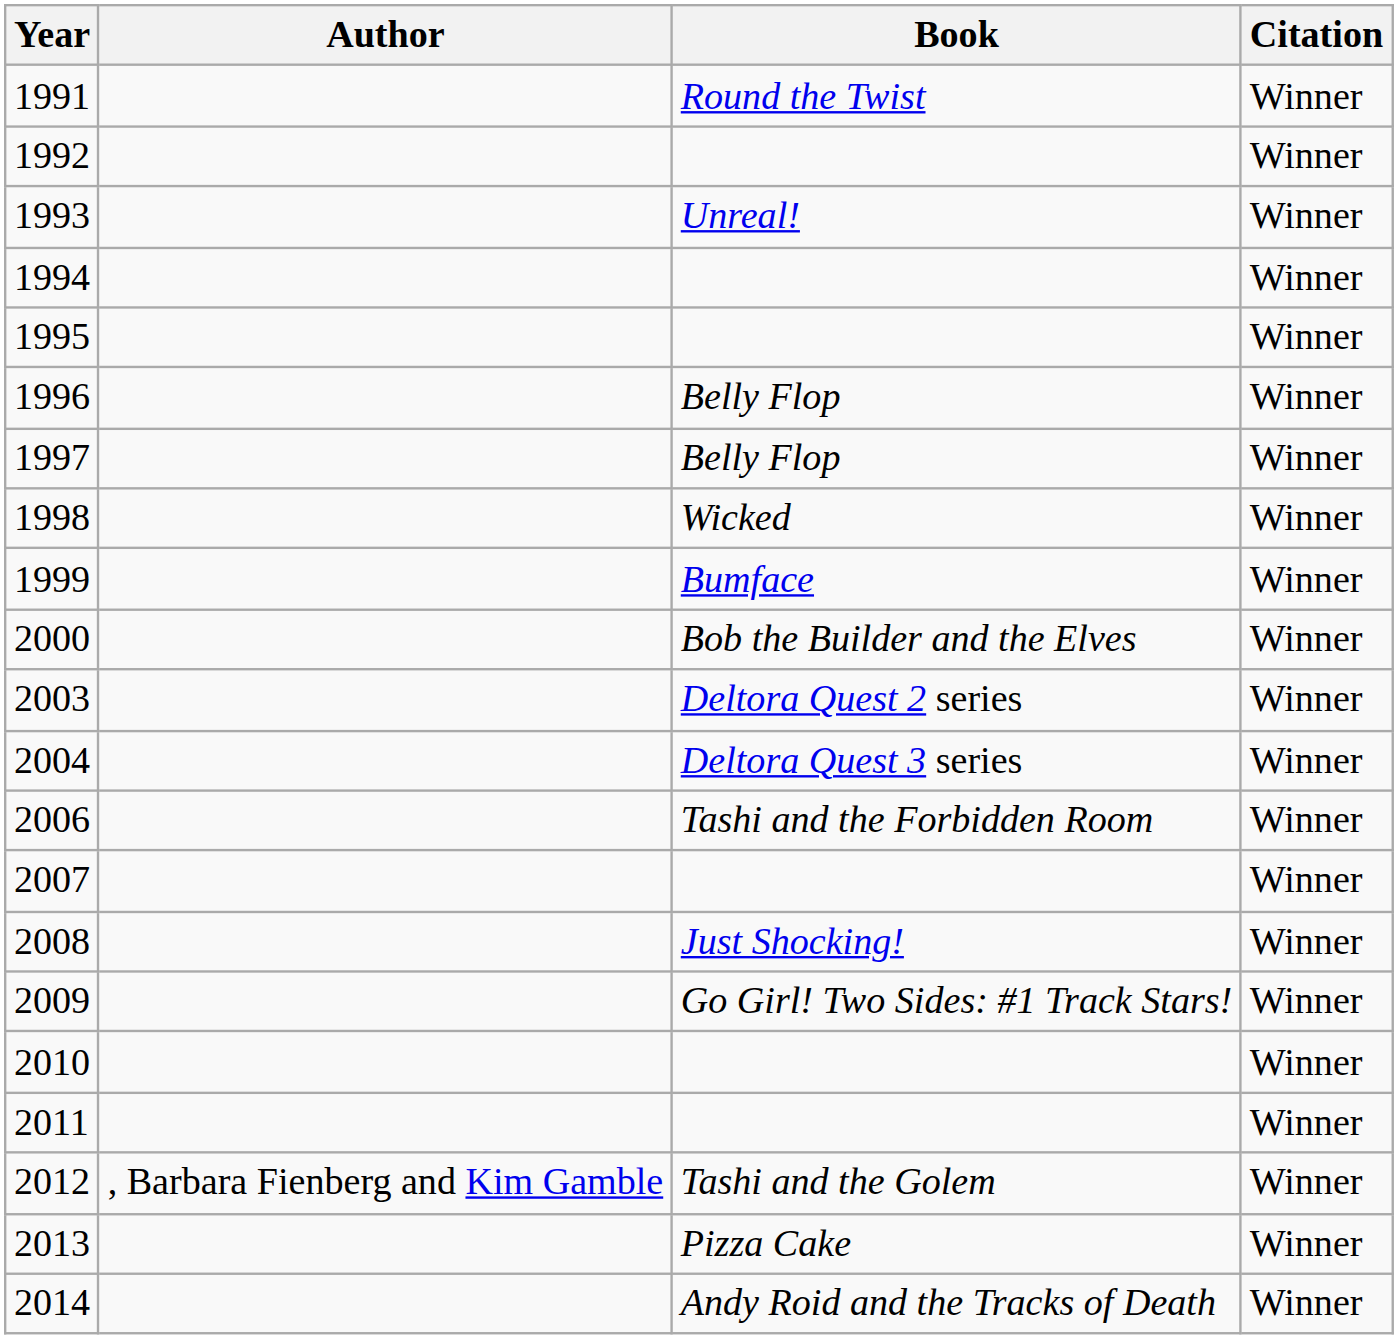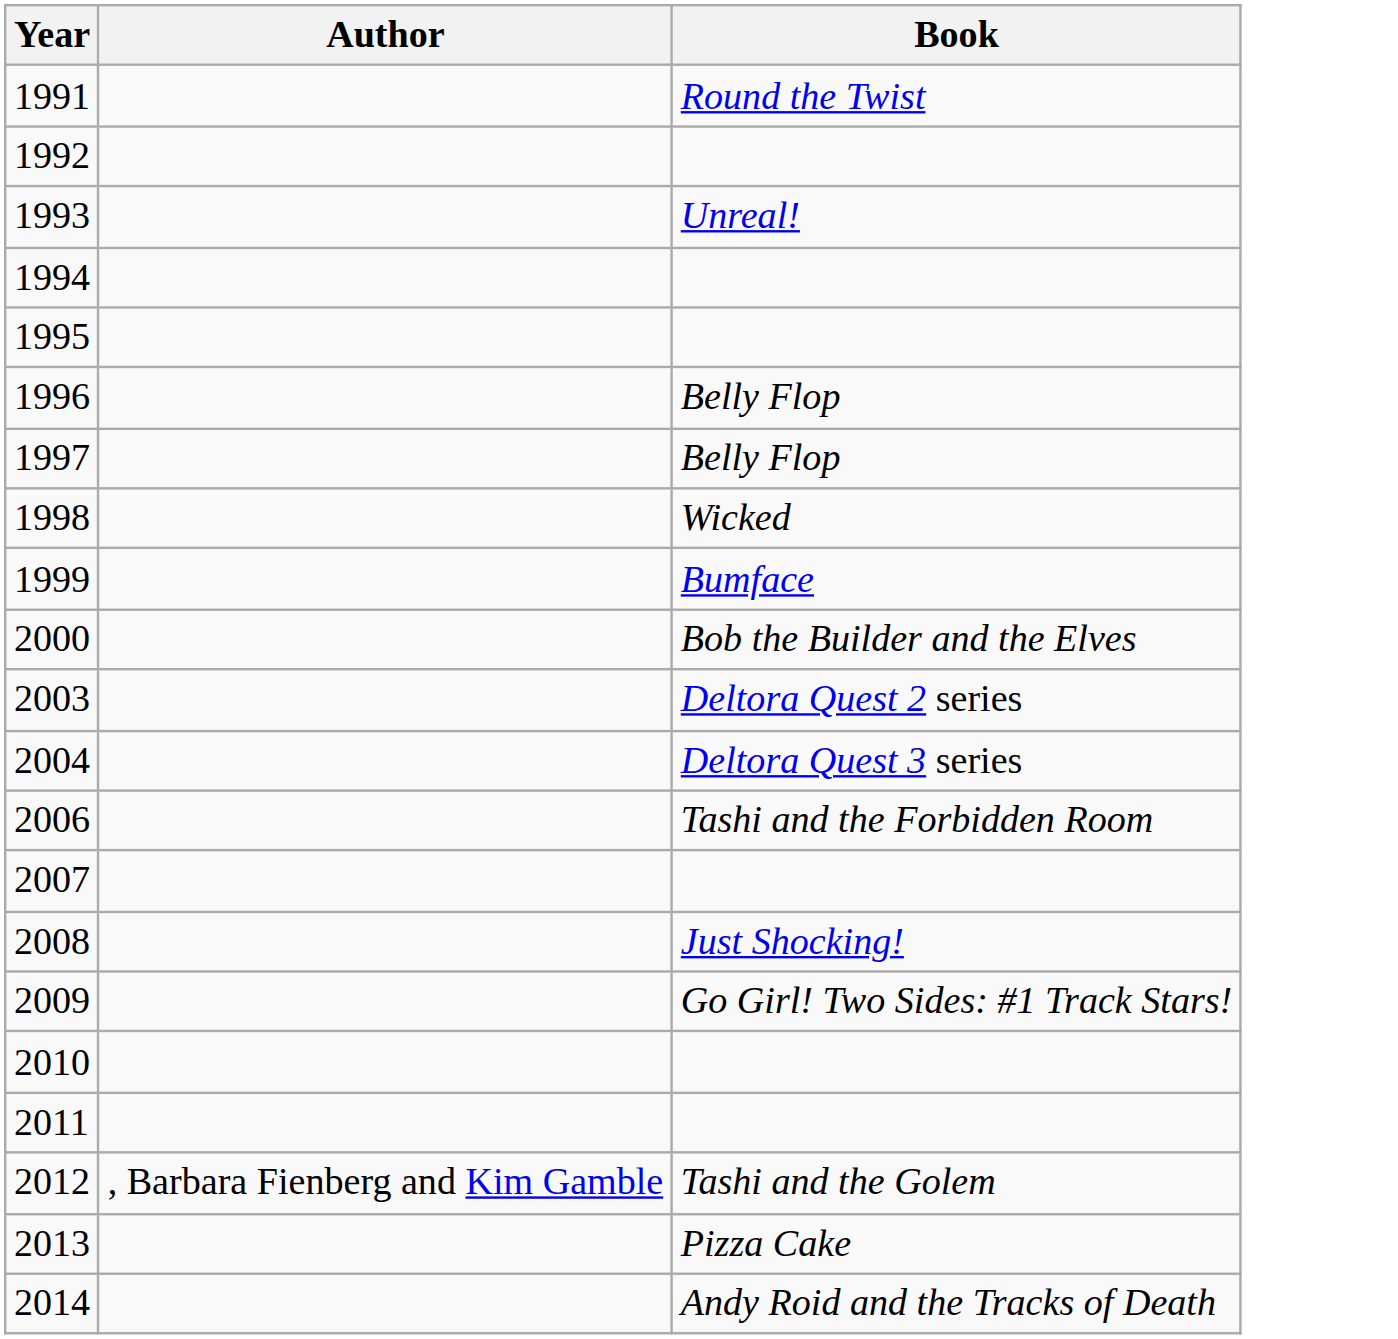- column: (1316, 34)
